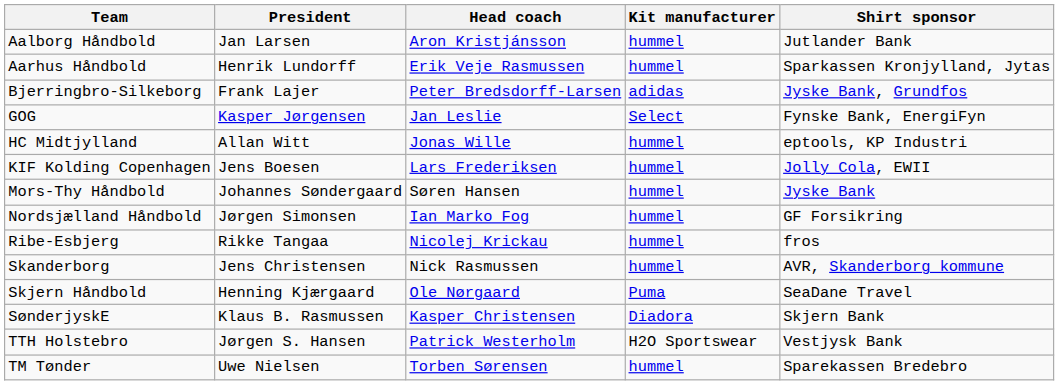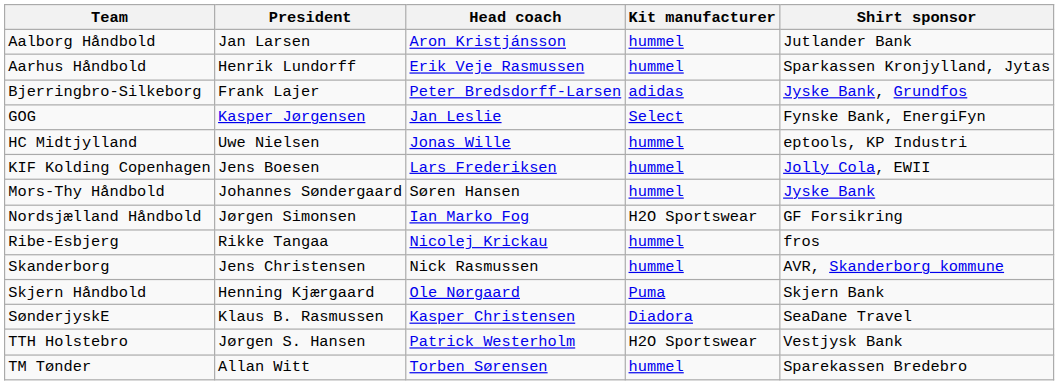(264, 142) Allan Witt -> (269, 142) Uwe Nielsen
(656, 217) hummel -> (693, 217) H2O Sportswear
(848, 292) SeaDane Travel -> (834, 292) Skjern Bank
(834, 317) Skjern Bank -> (848, 317) SeaDane Travel
(269, 367) Uwe Nielsen -> (264, 367) Allan Witt
